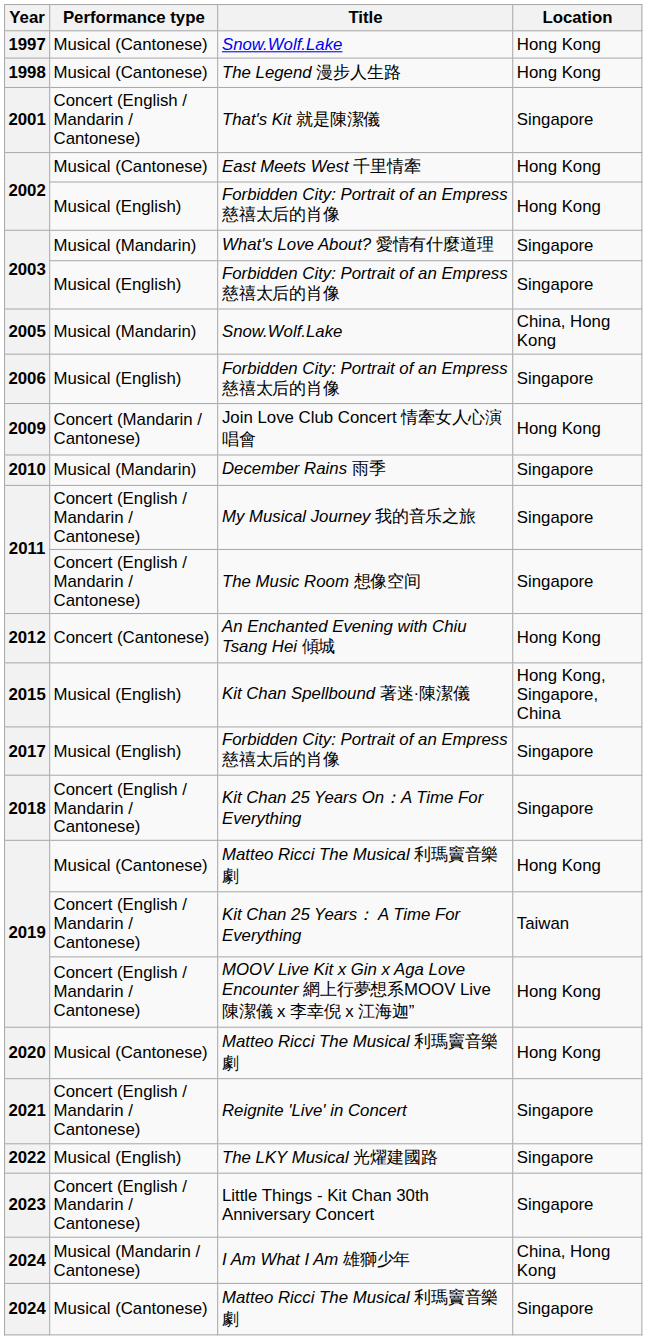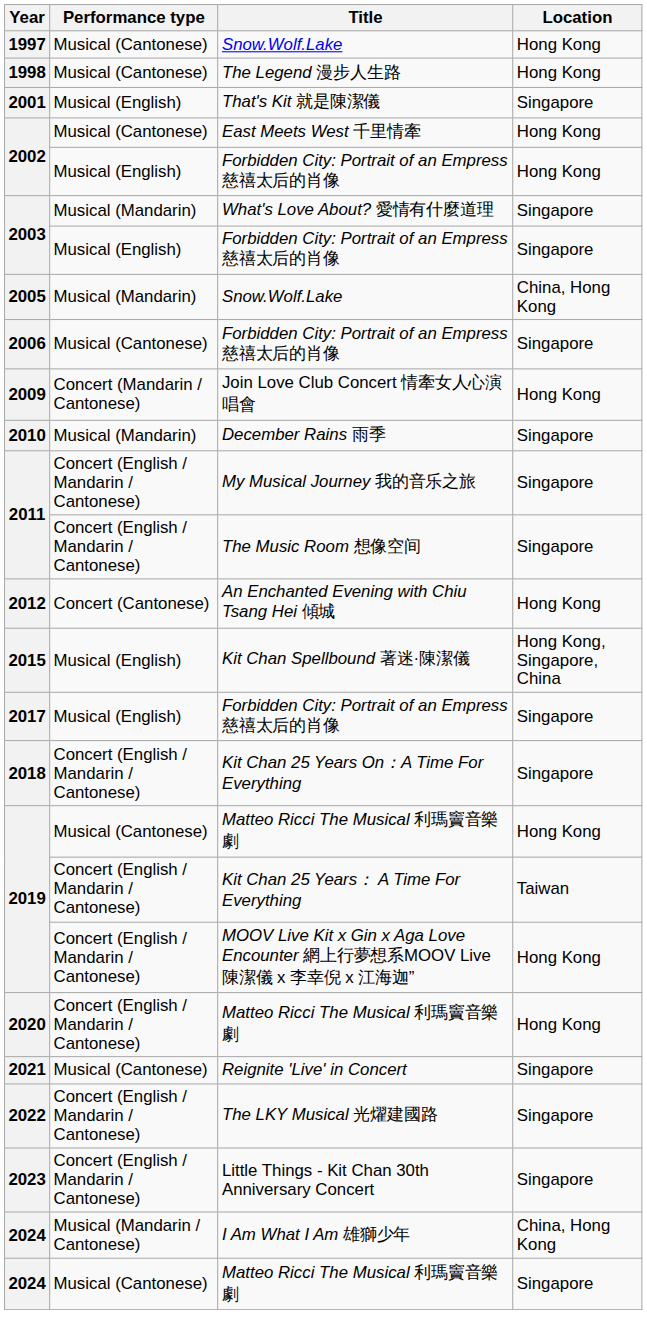(120, 119) Concert (English / Mandarin / Cantonese) -> (117, 102) Musical (English)
(117, 378) Musical (English) -> (131, 344) Musical (Cantonese)
(131, 1052) Musical (Cantonese) -> (120, 1024) Concert (English / Mandarin / Cantonese)
(120, 1111) Concert (English / Mandarin / Cantonese) -> (131, 1070) Musical (Cantonese)
(117, 1158) Musical (English) -> (120, 1115) Concert (English / Mandarin / Cantonese)
